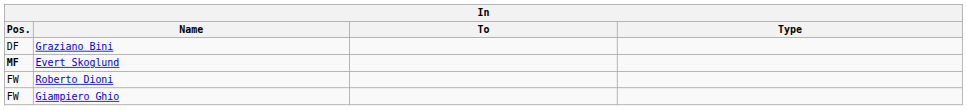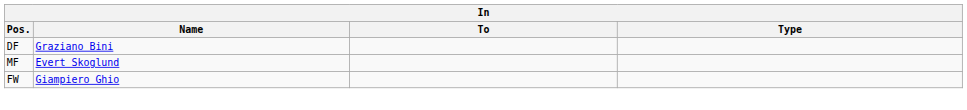(13, 63) bold -> (13, 63) normal
- row: (74, 79)
